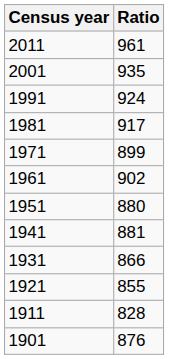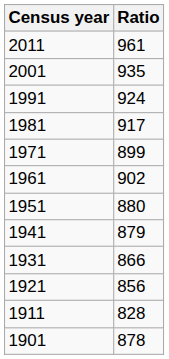(131, 233) 881 -> (131, 233) 879
(131, 286) 855 -> (131, 286) 856
(131, 340) 876 -> (131, 340) 878
